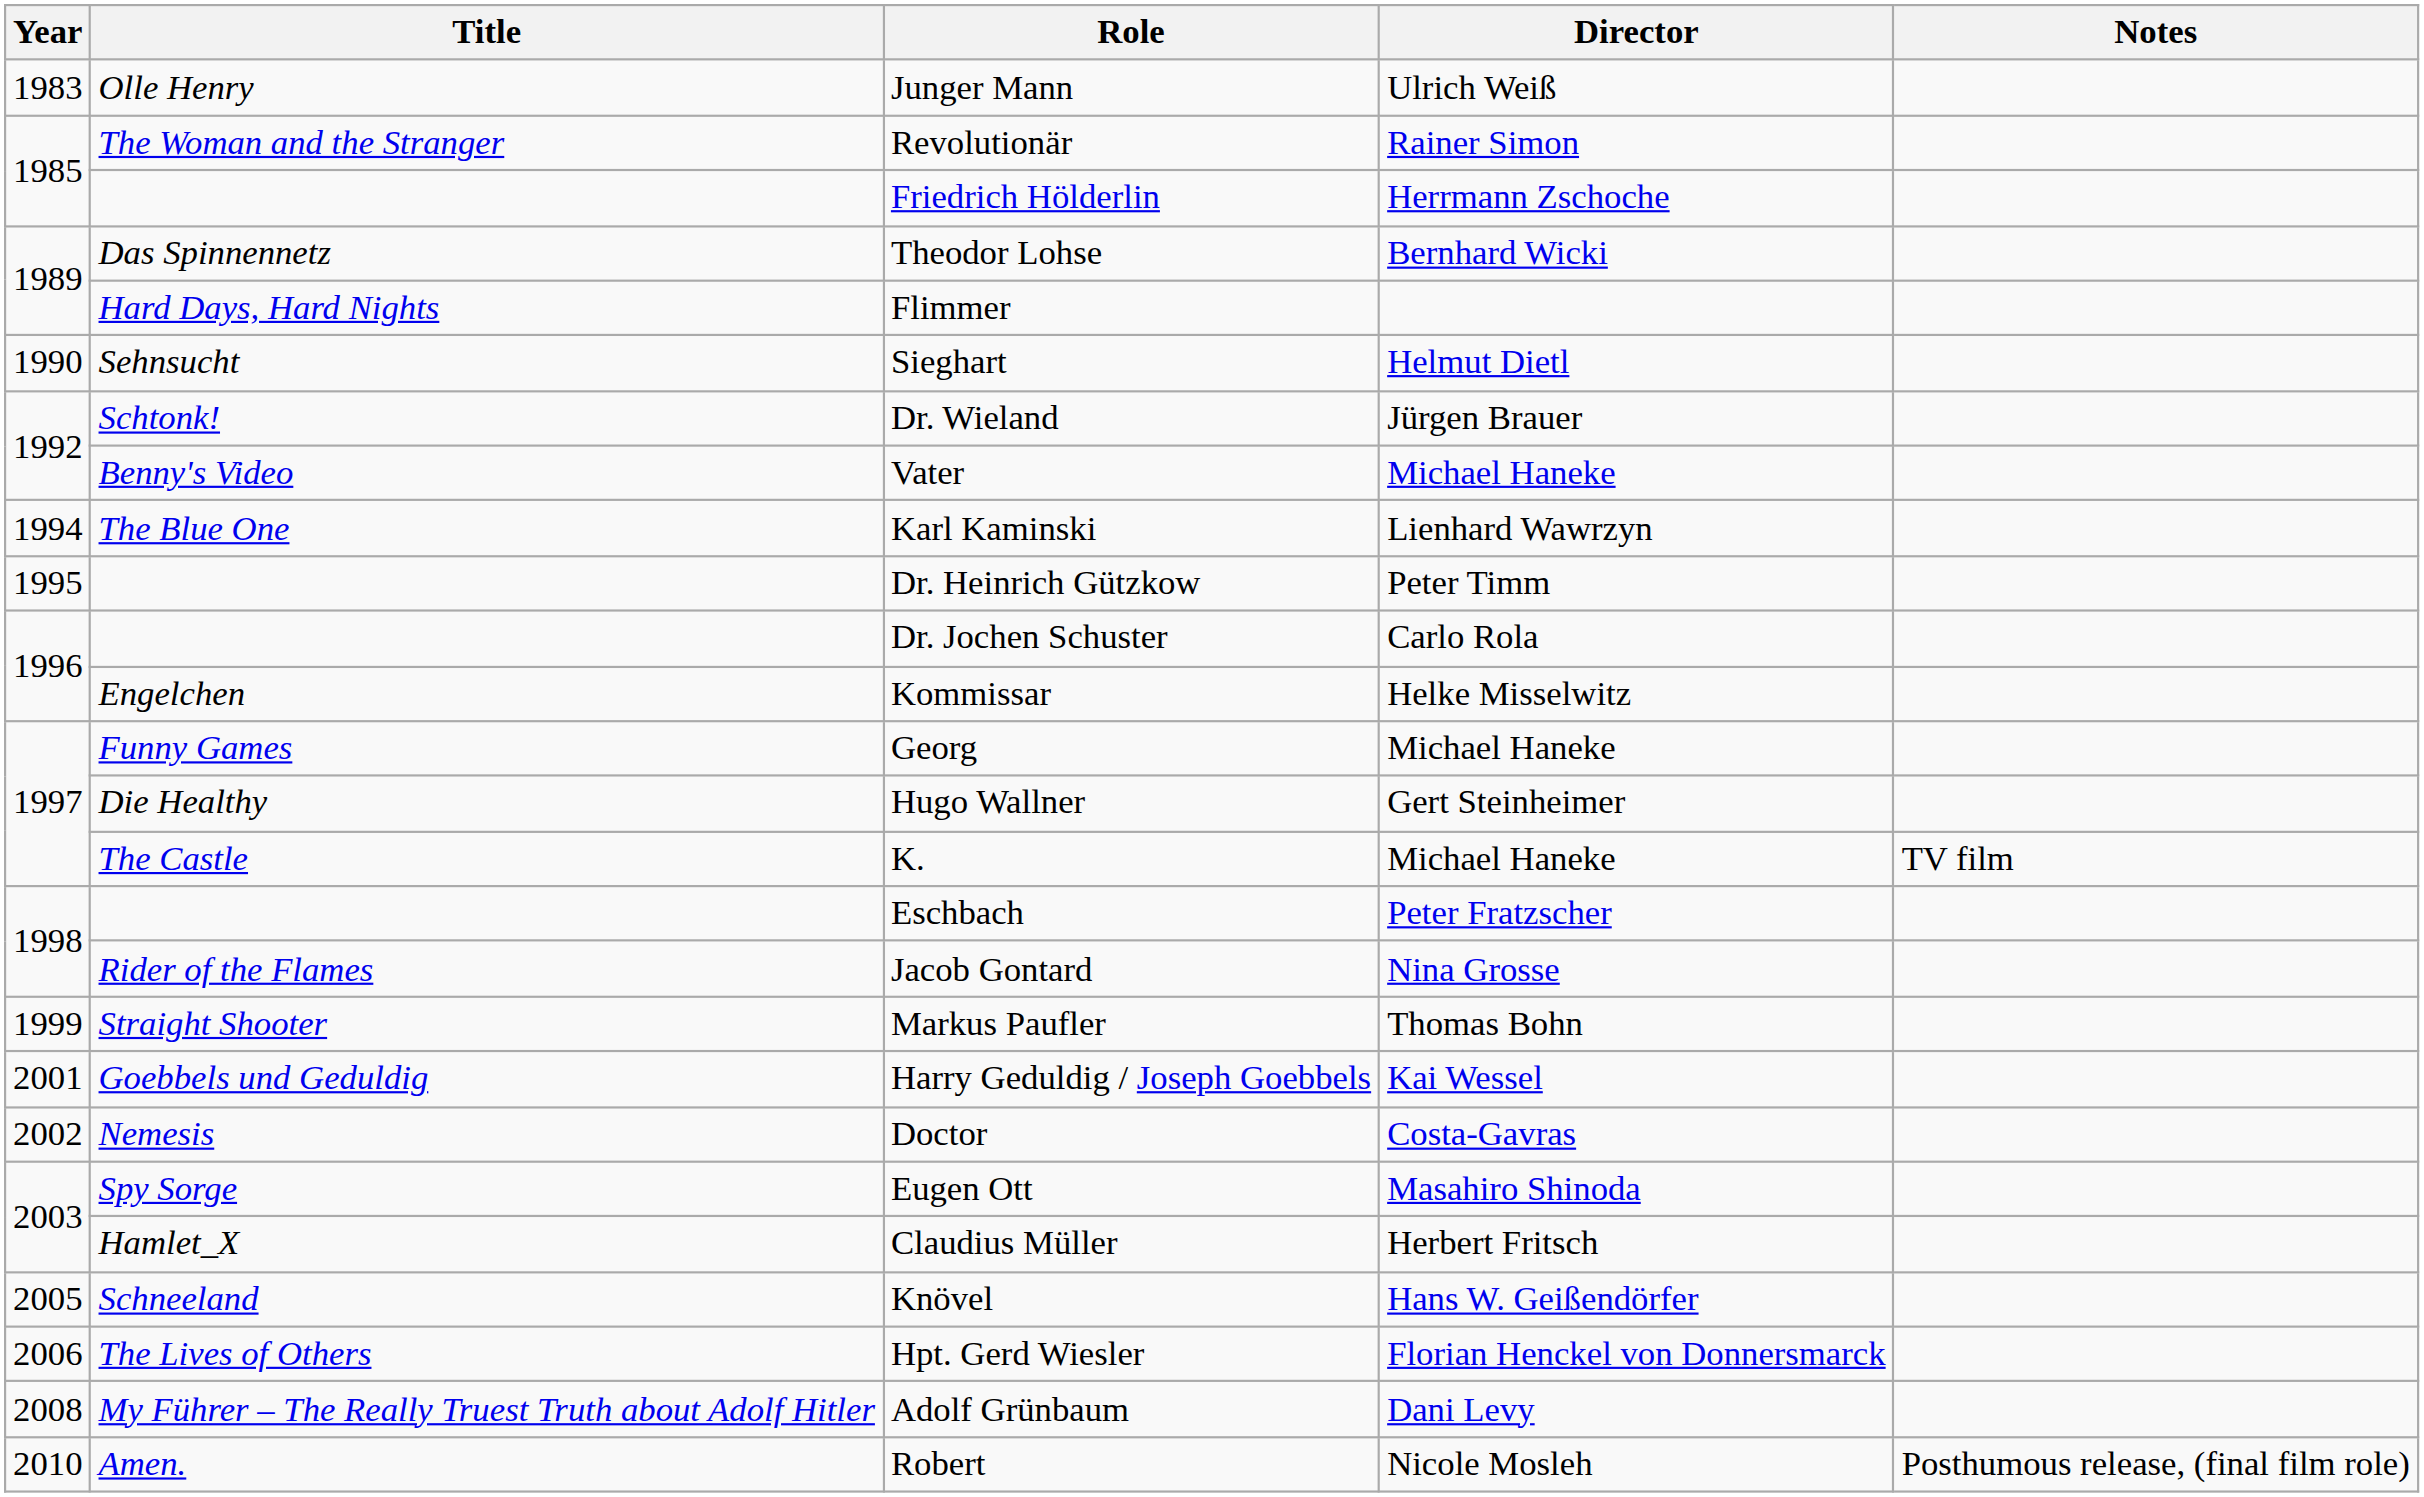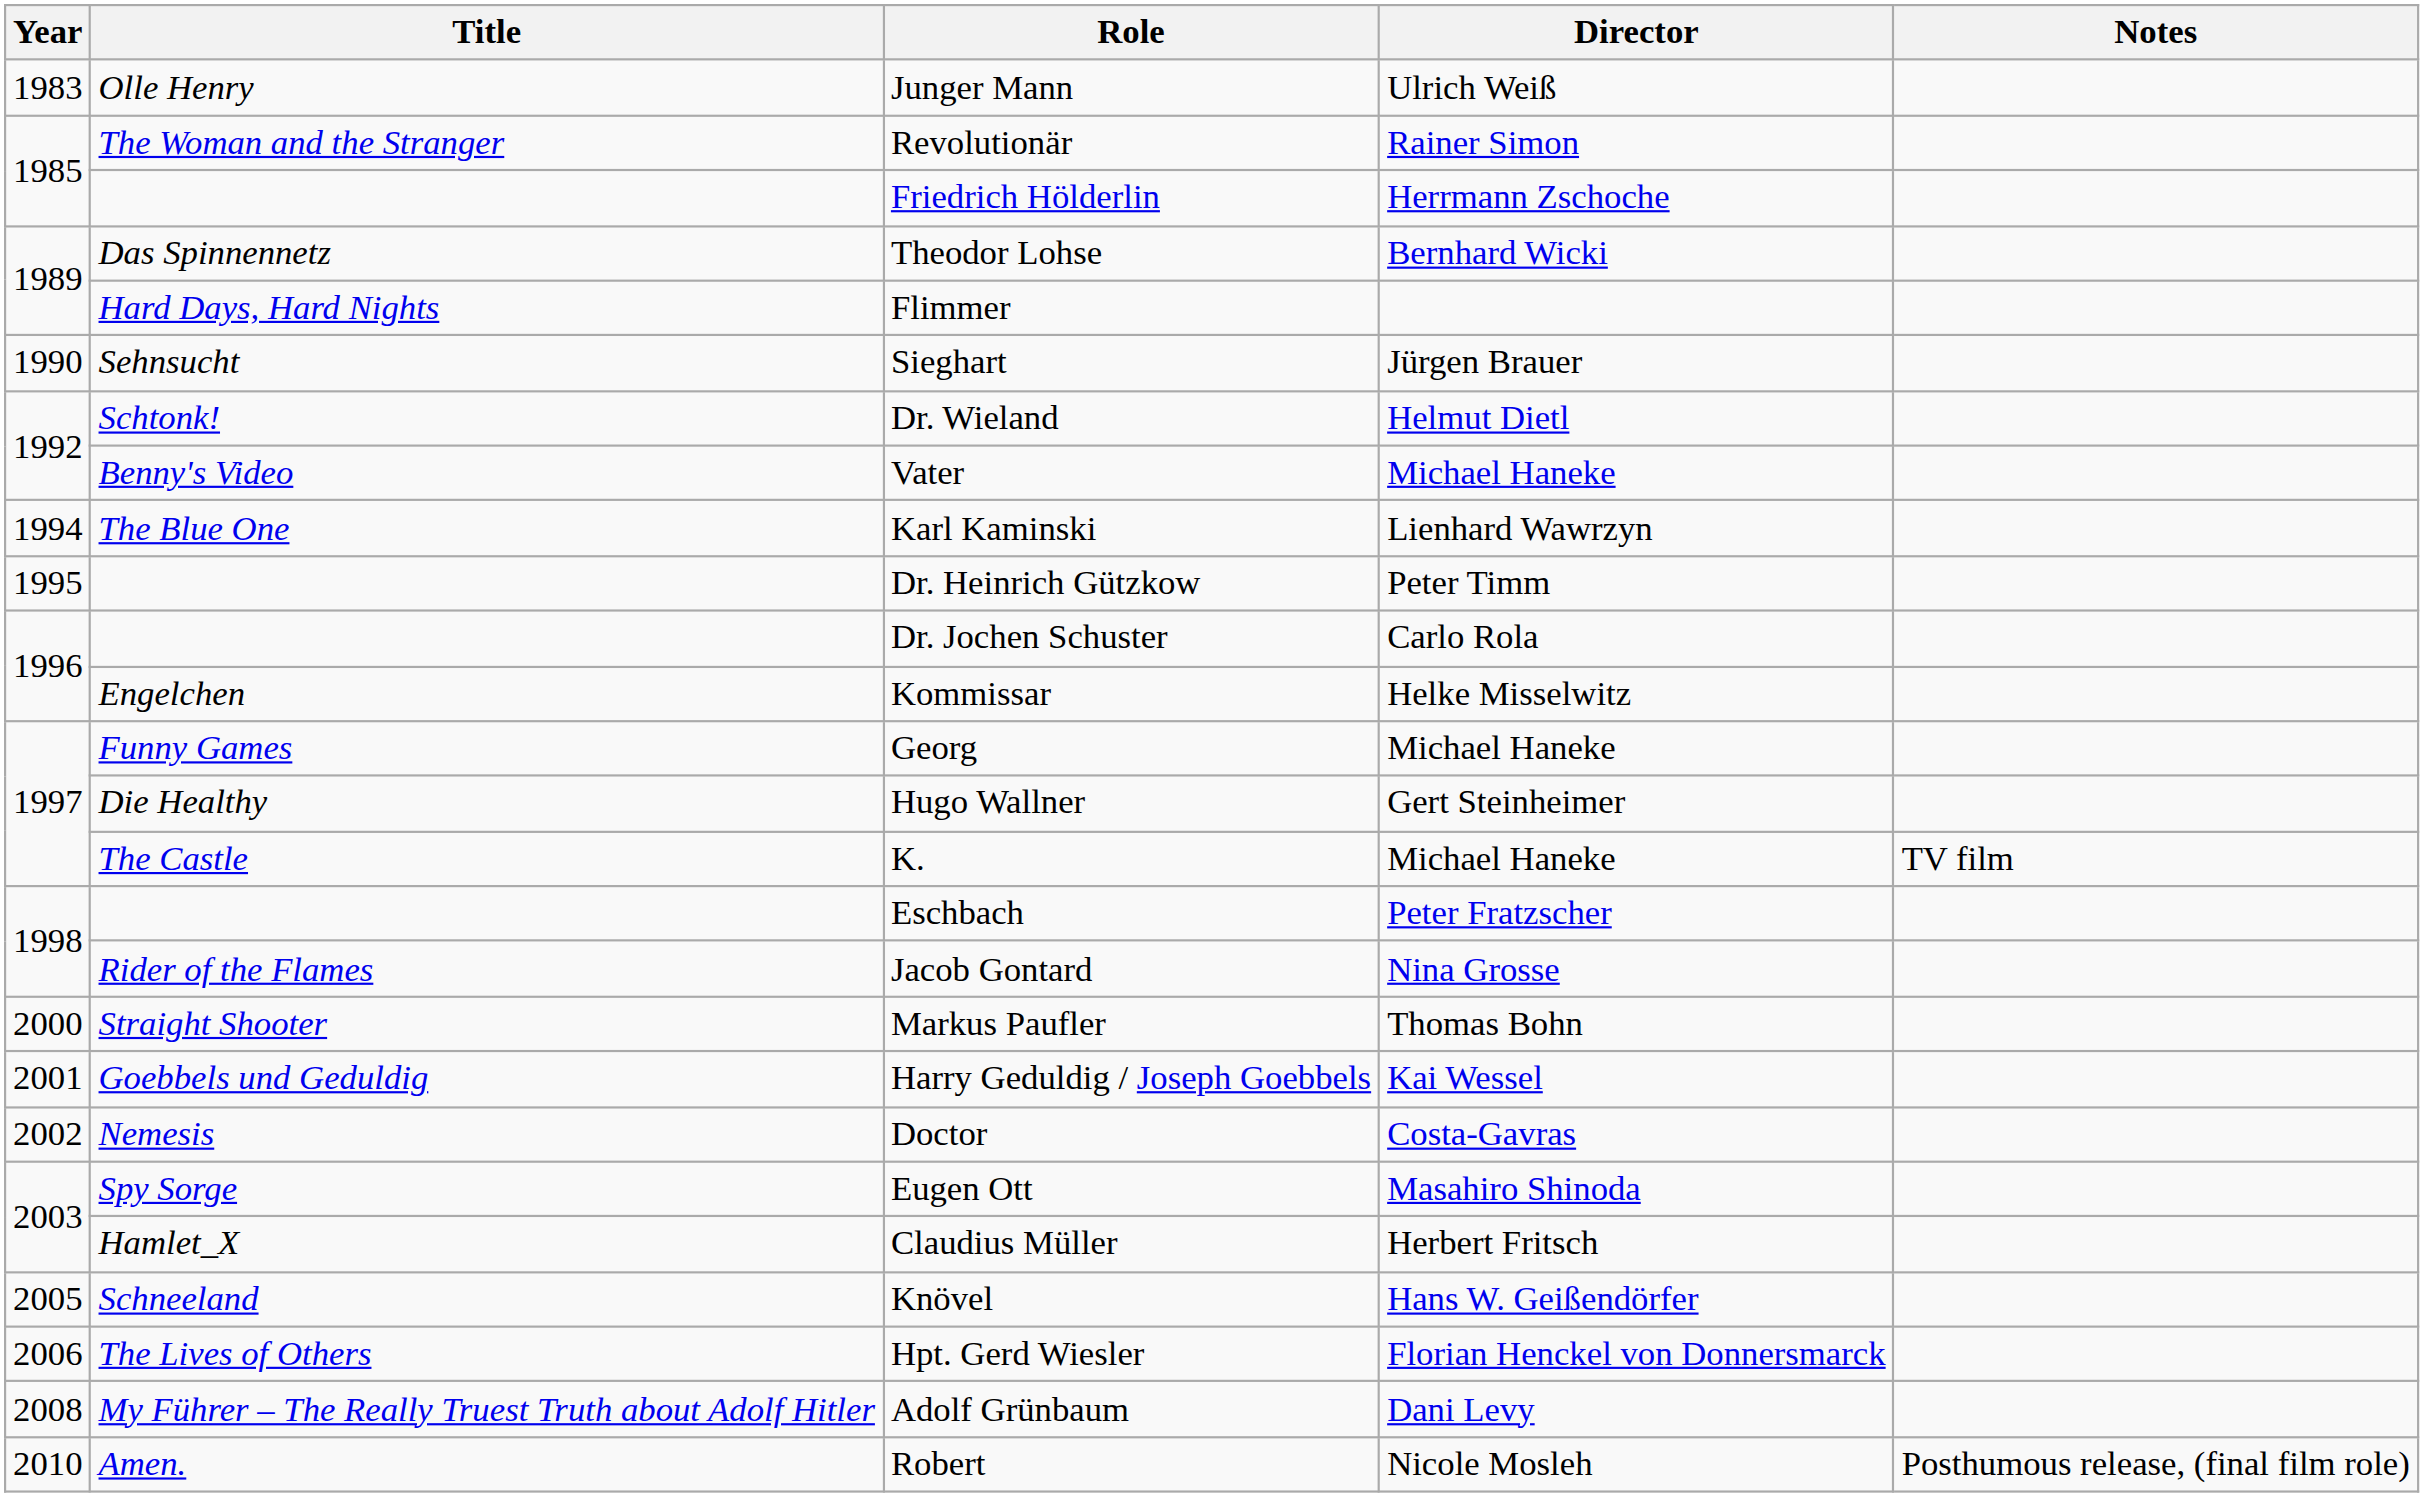(1478, 362) Helmut Dietl -> (1485, 362) Jürgen Brauer
(1485, 417) Jürgen Brauer -> (1478, 417) Helmut Dietl
(48, 1023) 1999 -> (48, 1023) 2000
